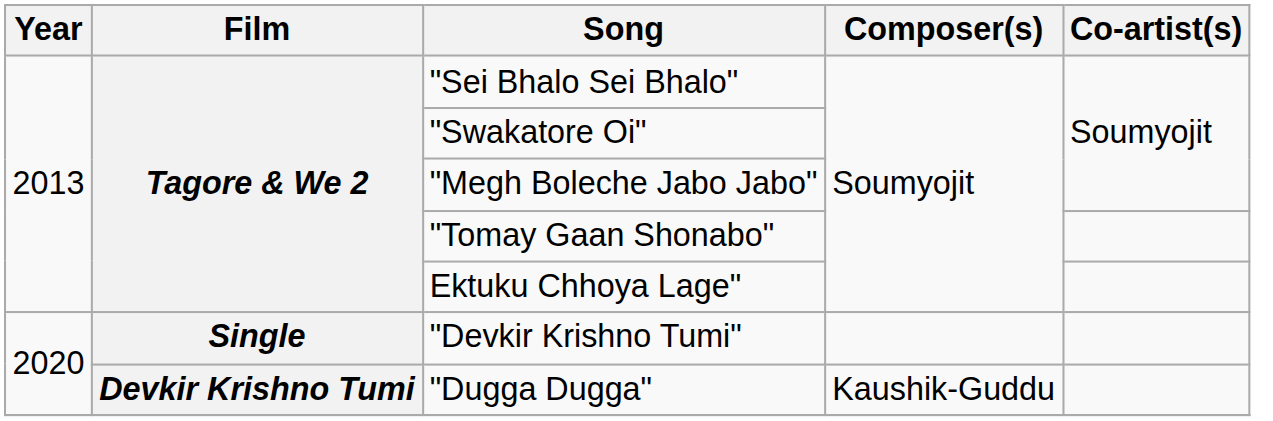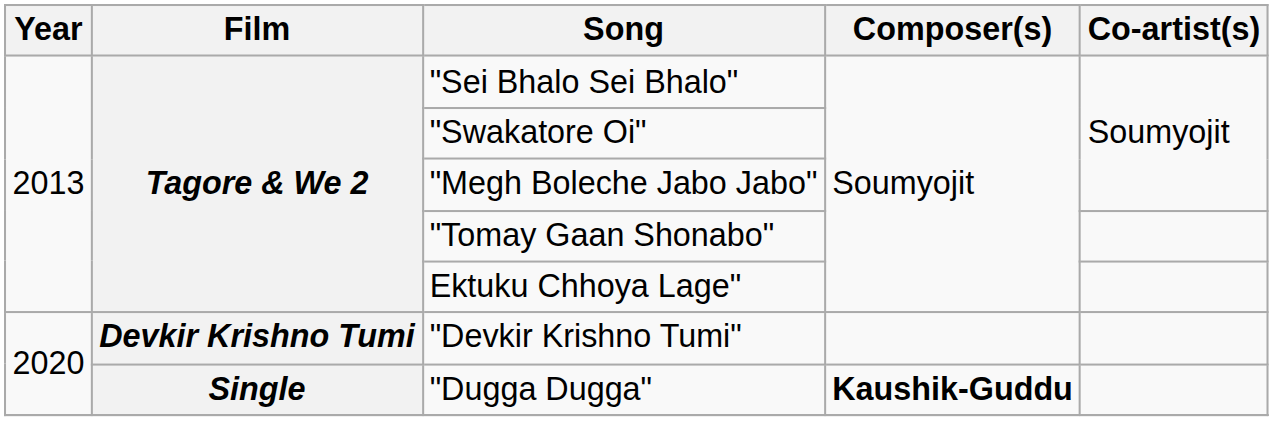(257, 337) Single -> (257, 337) Devkir Krishno Tumi
(257, 388) Devkir Krishno Tumi -> (257, 388) Single
(944, 388) normal -> (953, 388) bold
